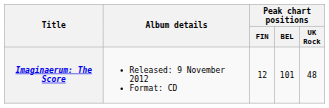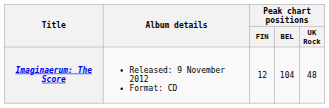(287, 75) 101 -> (287, 75) 104
